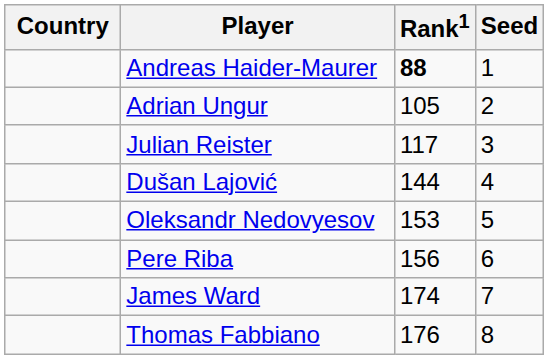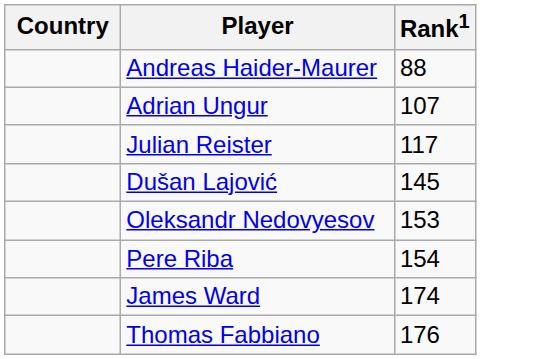- column: (509, 26)
(413, 68) bold -> (413, 68) normal
(420, 106) 105 -> (420, 106) 107
(420, 182) 144 -> (420, 182) 145
(420, 258) 156 -> (420, 258) 154
